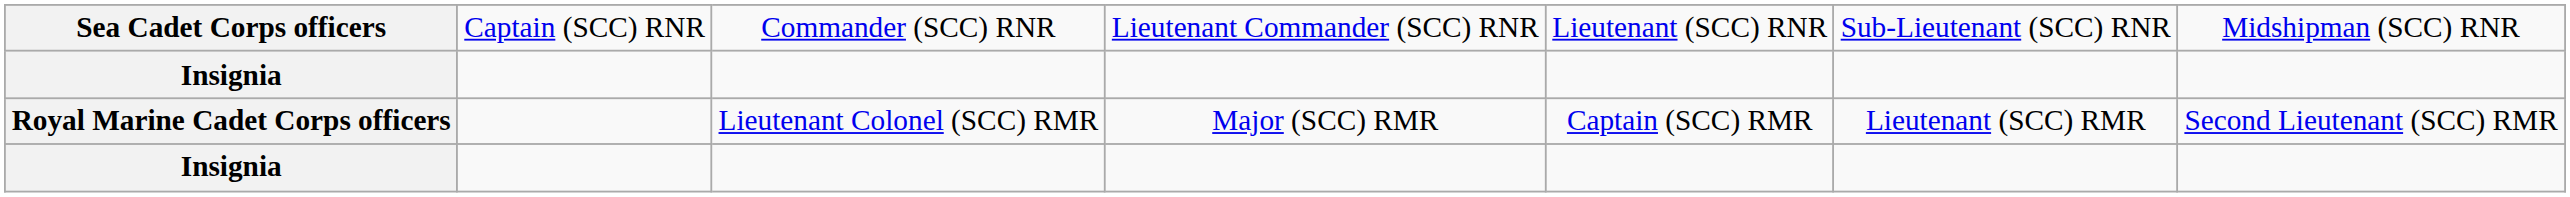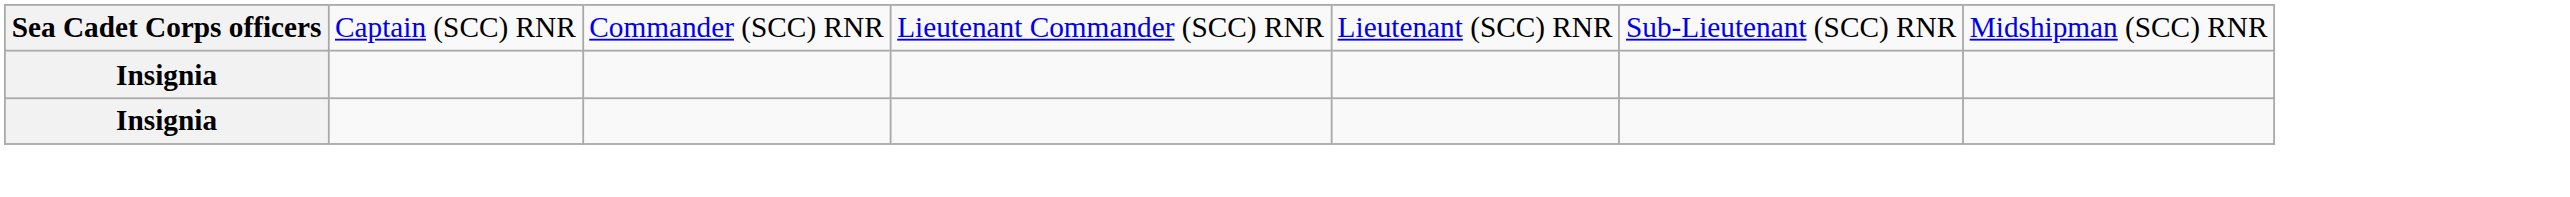- row: (231, 120)
